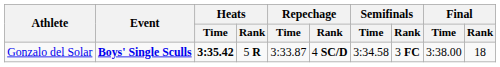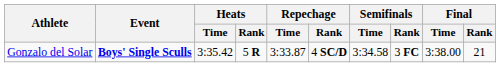(215, 52) bold -> (215, 52) normal
(480, 52) 18 -> (479, 52) 21
